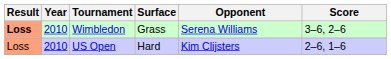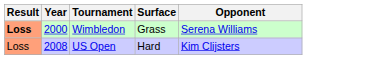- column: (344, 12)
(56, 29) 2010 -> (56, 29) 2000
(56, 46) 2010 -> (56, 46) 2008
